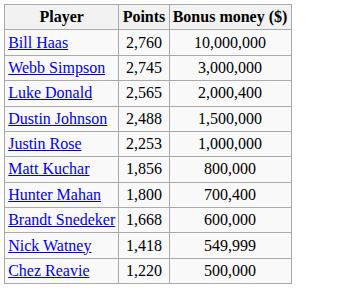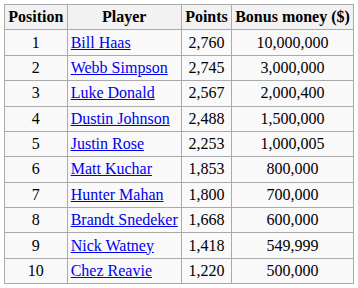+ column: (36, 17)
(144, 93) 2,565 -> (206, 93) 2,567
(230, 144) 1,000,000 -> (293, 144) 1,000,005
(144, 169) 1,856 -> (206, 169) 1,853
(230, 194) 700,400 -> (293, 194) 700,000
